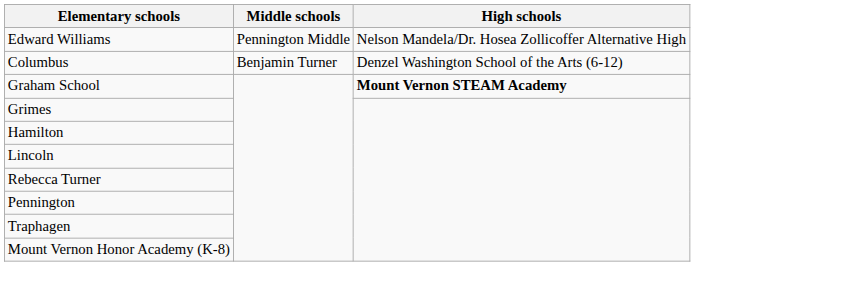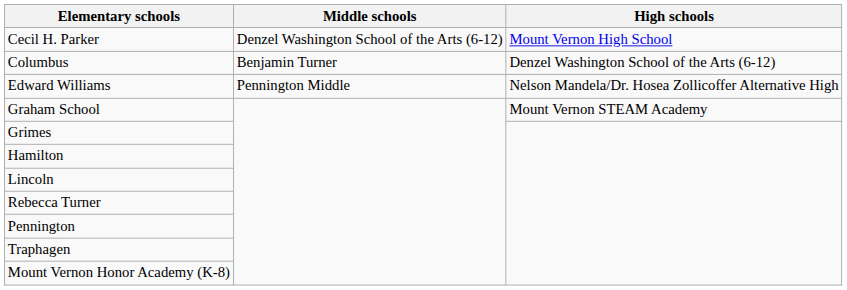+ row: (53, 39)
rows swapped: (38, 62) <-> (59, 39)
(462, 86) bold -> (608, 109) normal
